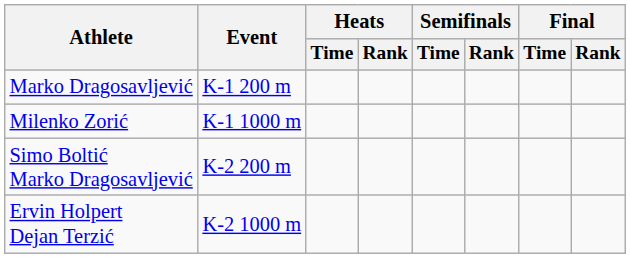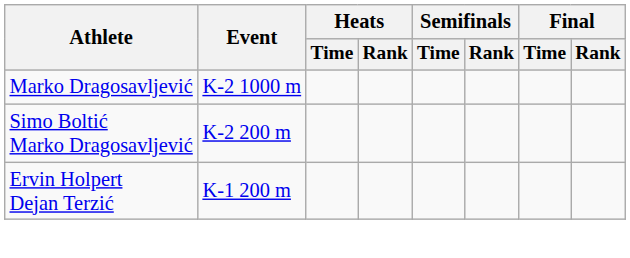(247, 87) K-1 200 m -> (252, 87) K-2 1000 m
- row: (69, 121)
(252, 224) K-2 1000 m -> (247, 191) K-1 200 m
